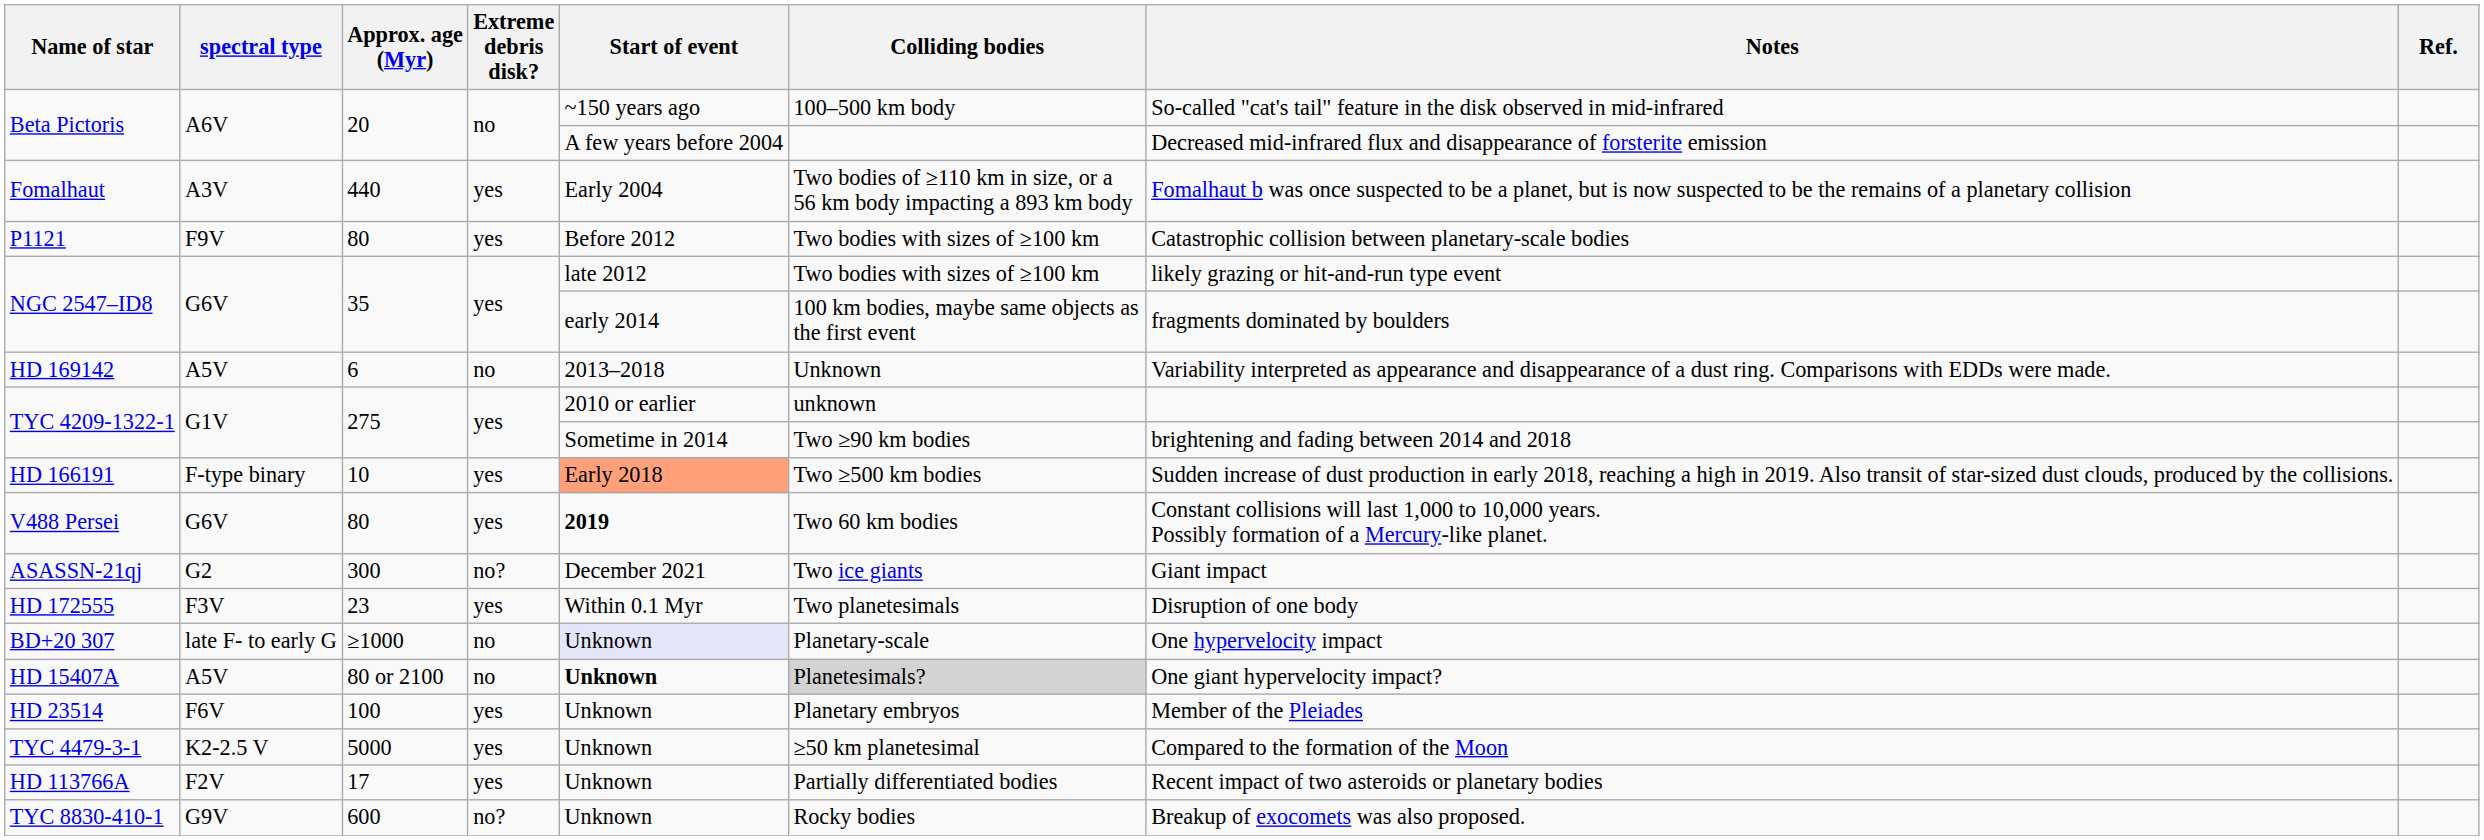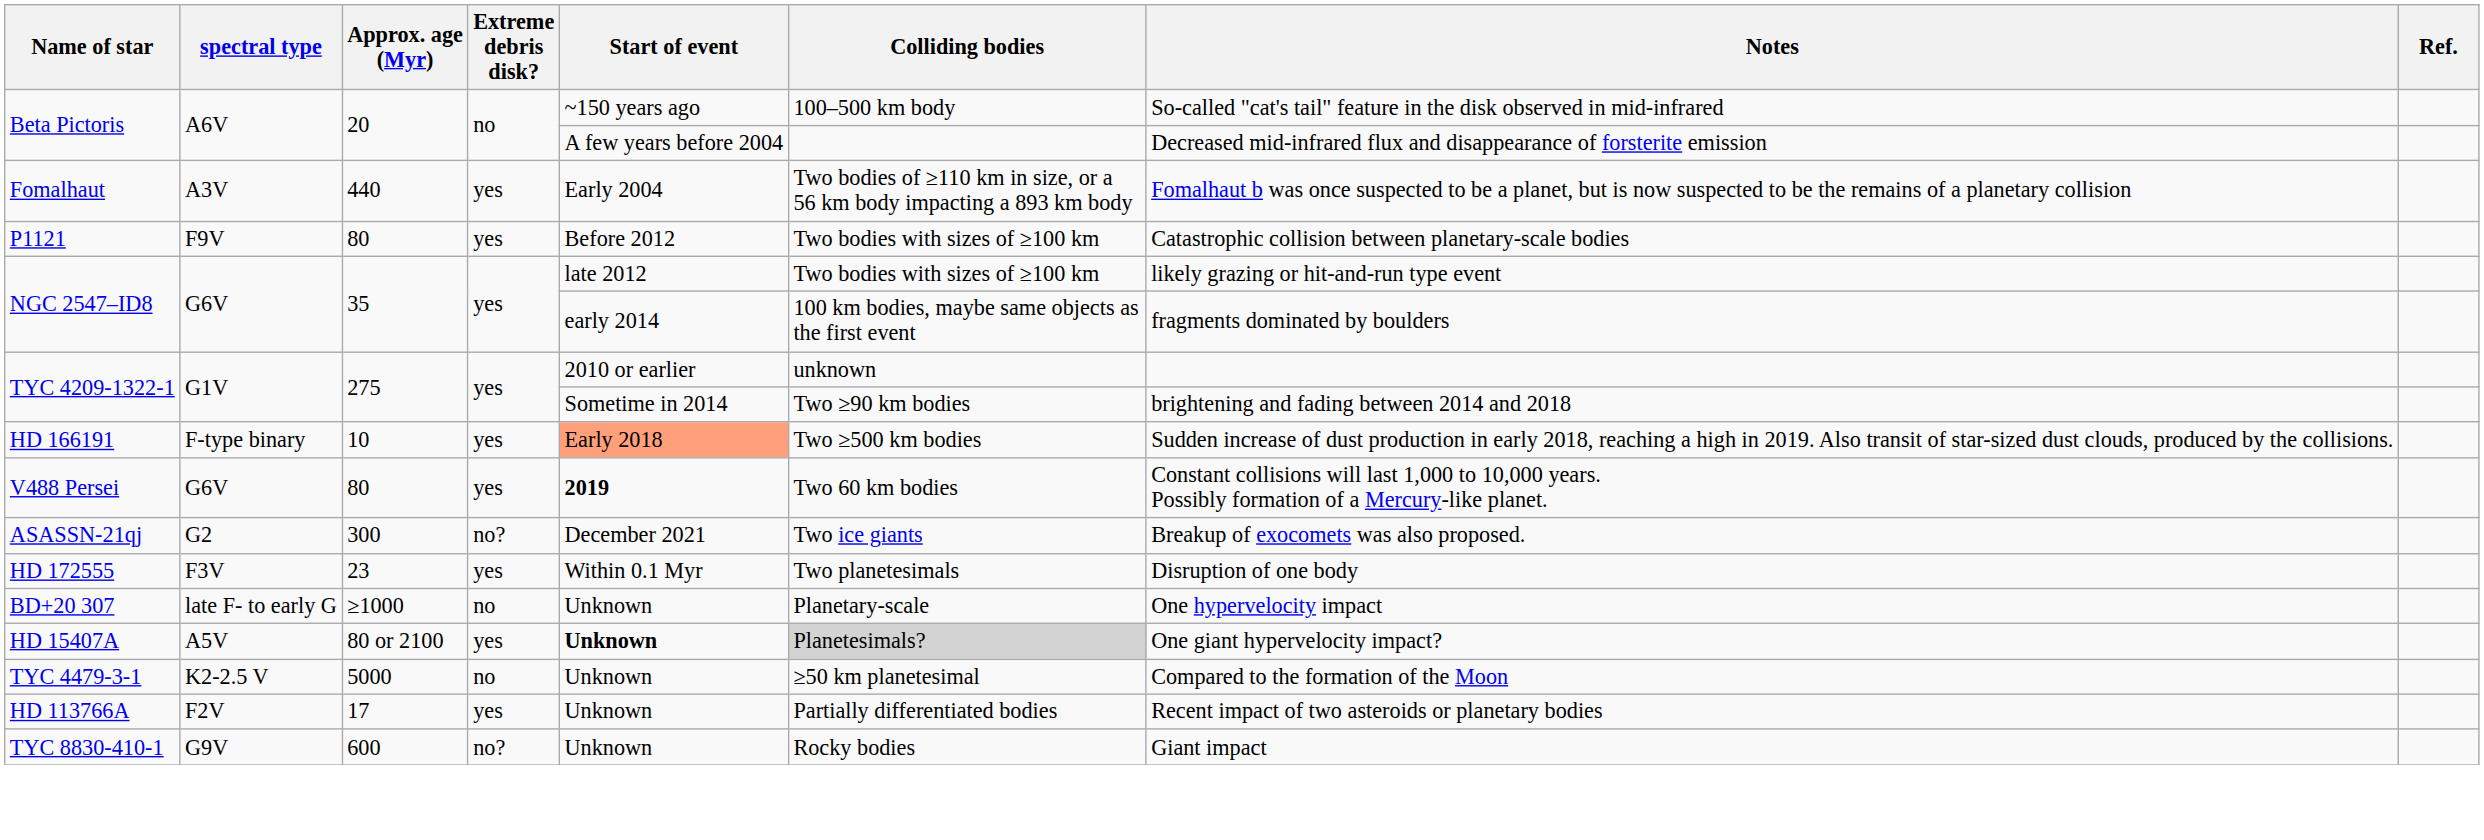- row: (62, 369)
(1209, 570) Giant impact -> (1338, 535) Breakup of exocomets was also proposed.
(608, 641) lavender background -> (608, 605) no background
(484, 676) no -> (488, 641) yes
- row: (56, 711)
(488, 746) yes -> (484, 676) no
(1338, 817) Breakup of exocomets was also proposed. -> (1209, 746) Giant impact
